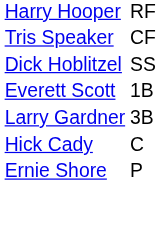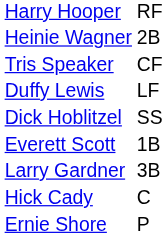+ row: (68, 38)
+ row: (54, 91)
